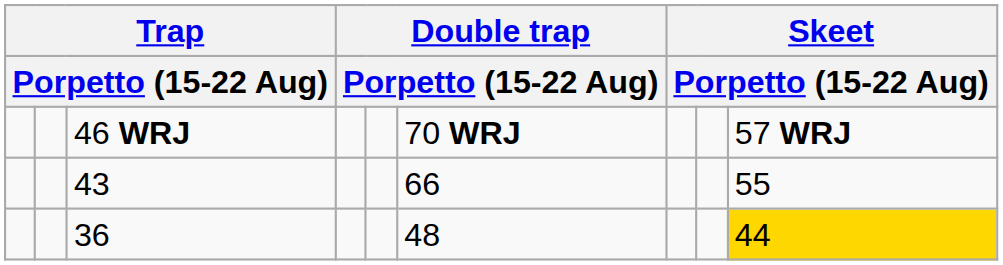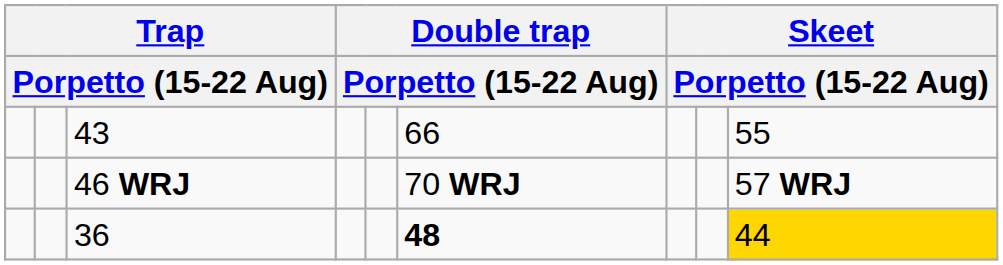rows swapped: (132, 133) <-> (92, 184)
(422, 235) normal -> (422, 235) bold
